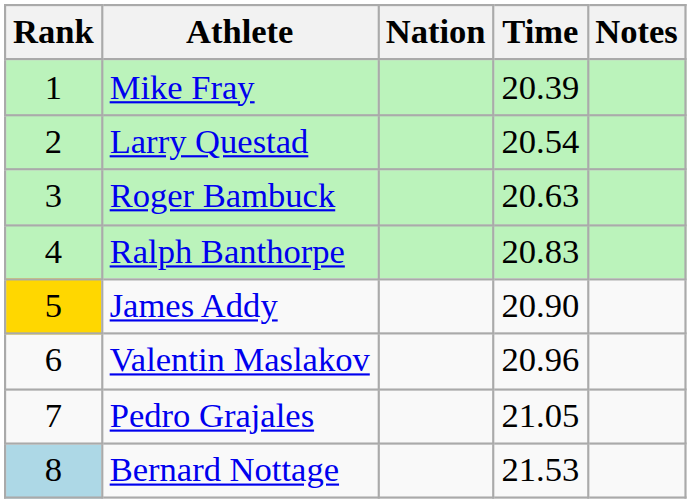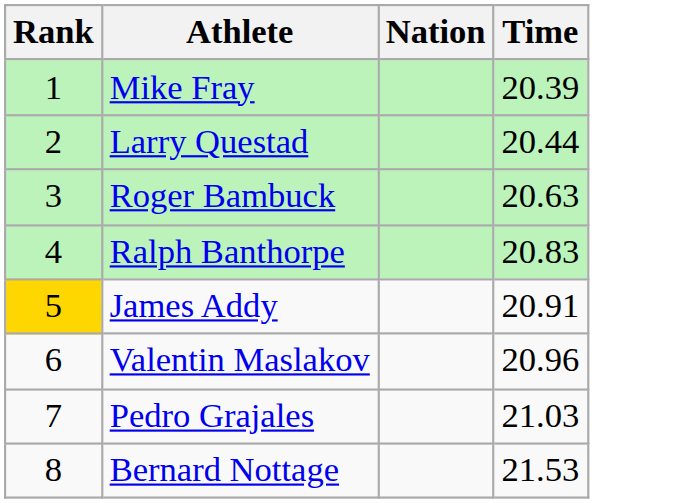- column: (636, 31)
(540, 141) 20.54 -> (540, 141) 20.44
(540, 305) 20.90 -> (540, 305) 20.91
(540, 415) 21.05 -> (540, 415) 21.03
(53, 470) lightblue background -> (53, 470) no background
